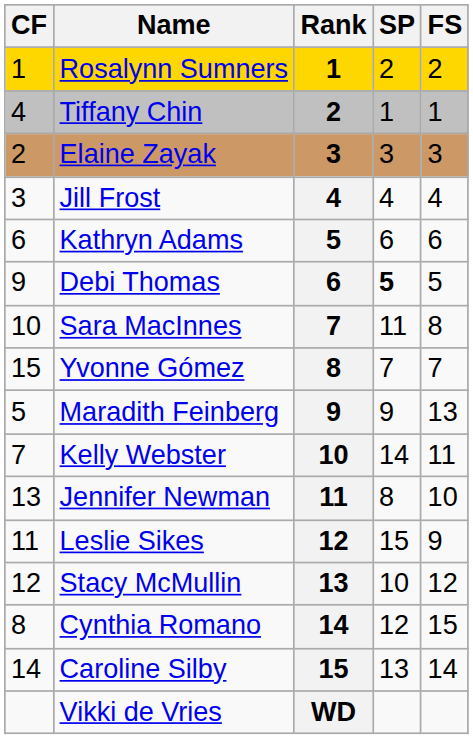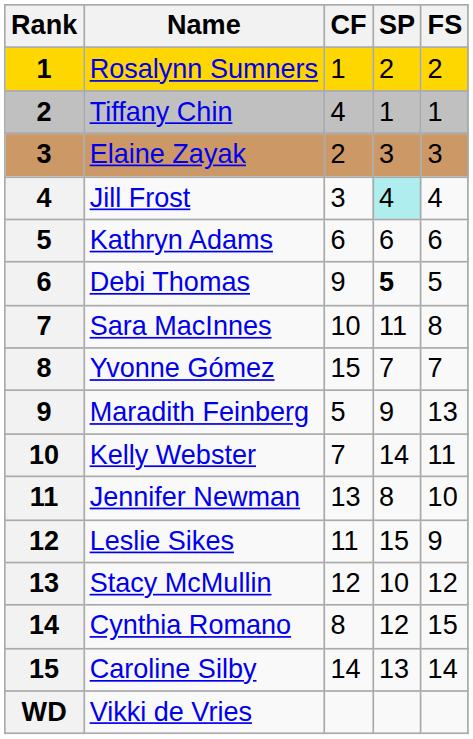columns swapped: (334, 25) <-> (29, 25)
(387, 197) no background -> (387, 197) paleturquoise background
